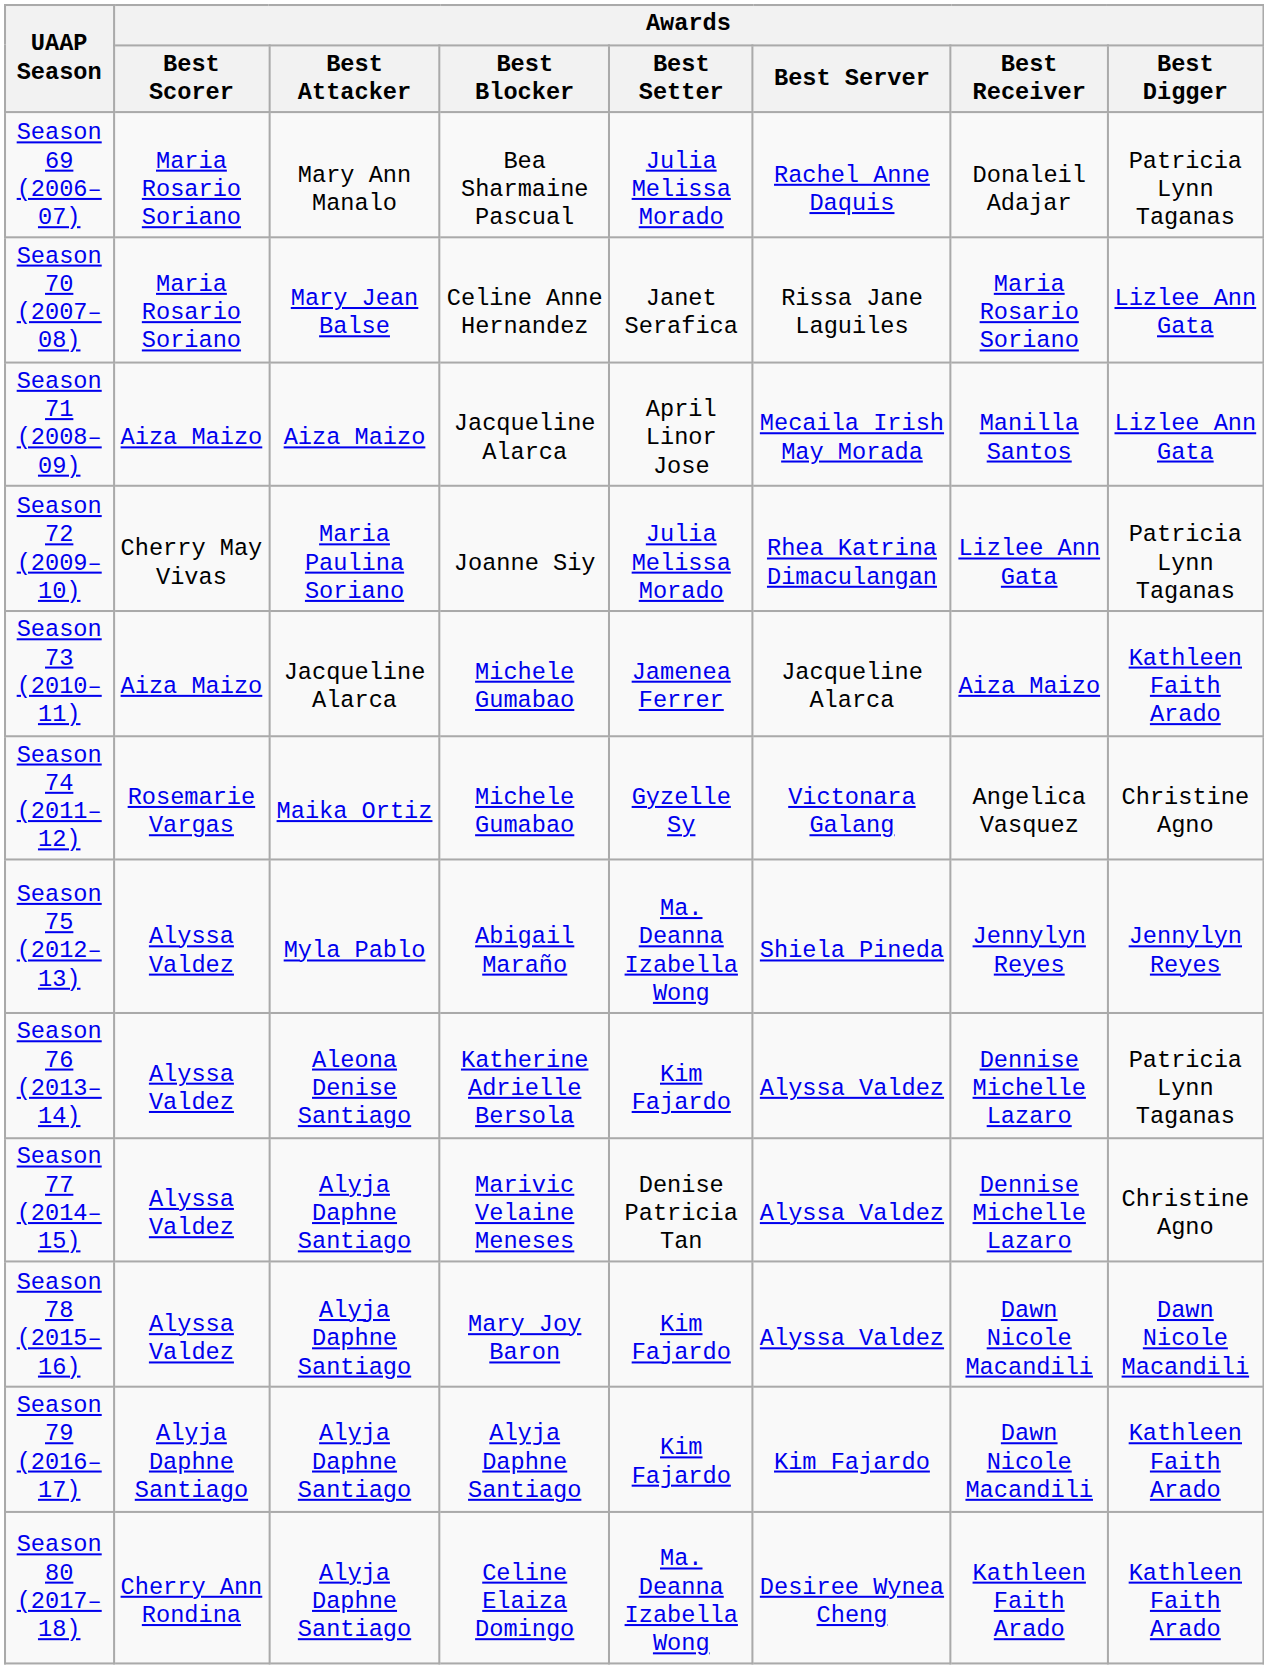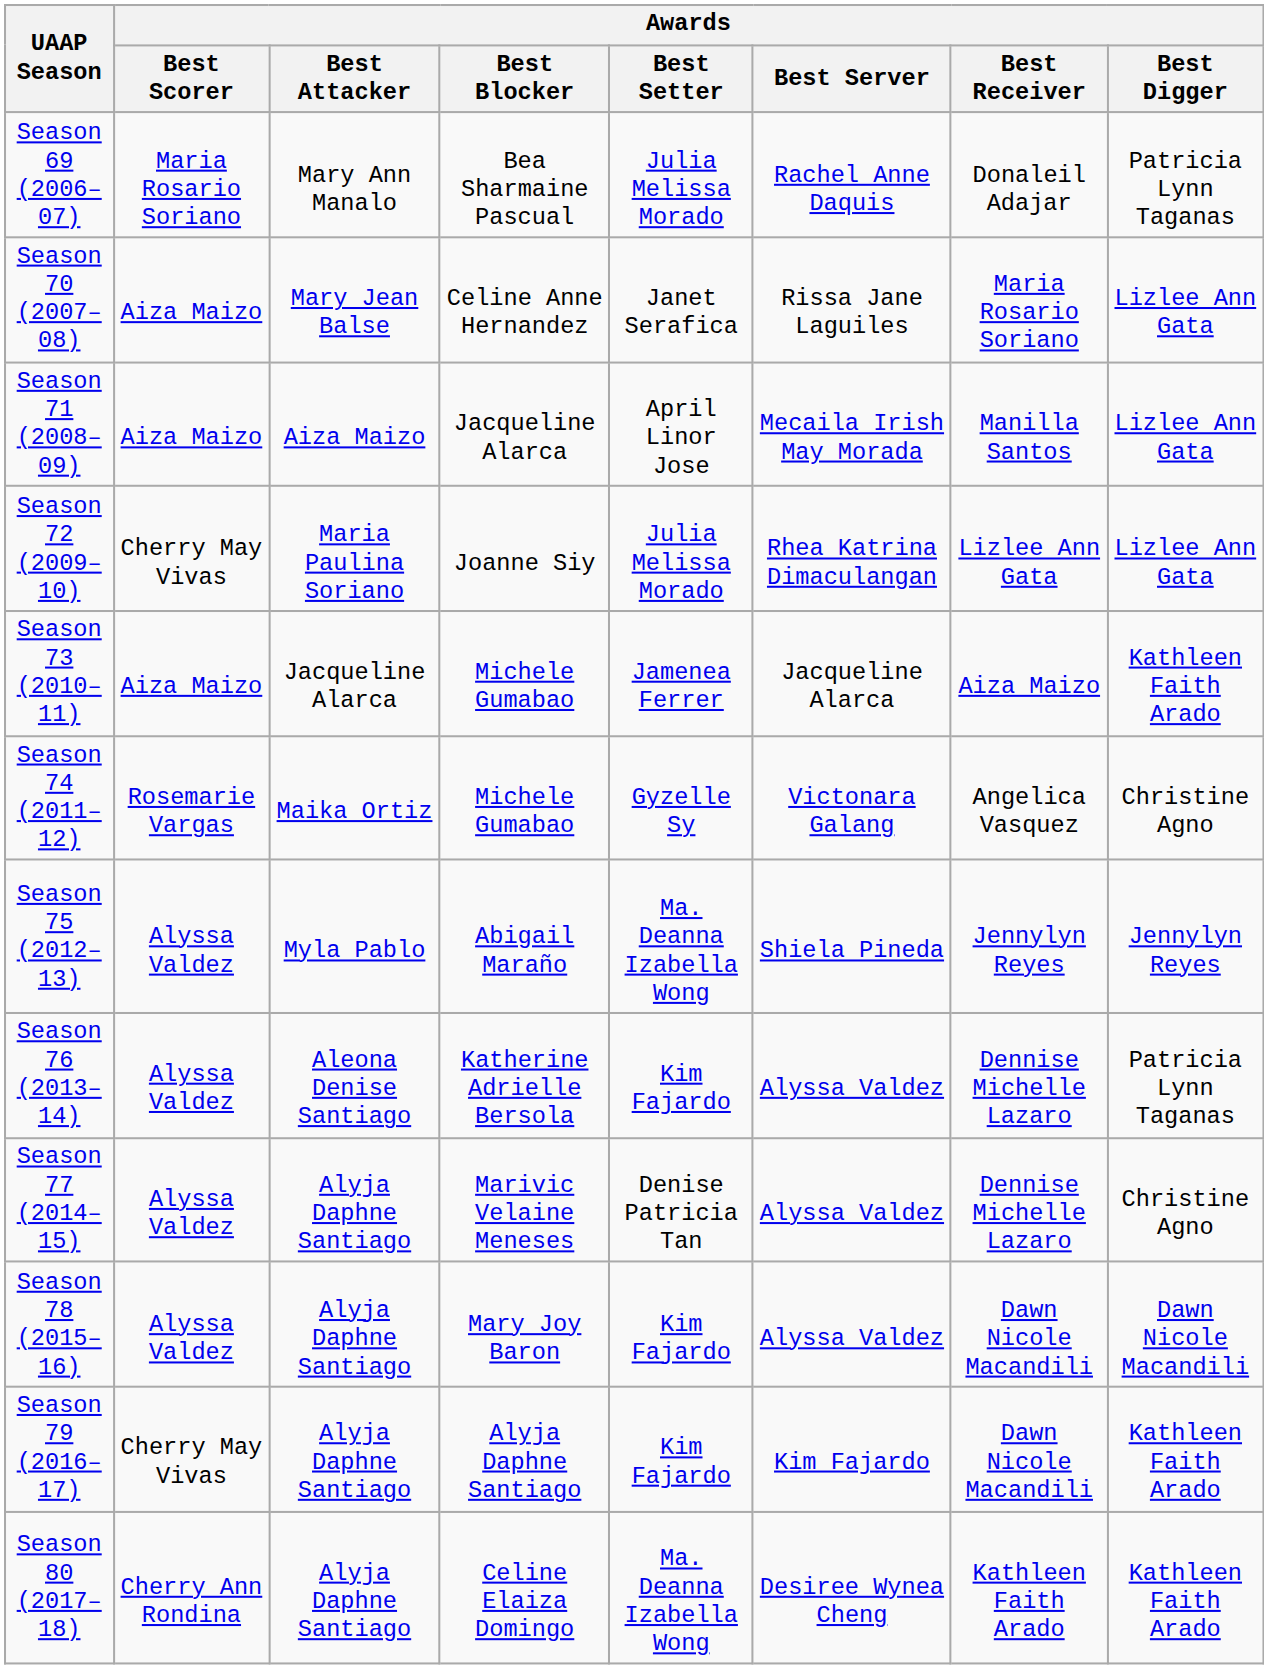(191, 313) Maria Rosario Soriano -> (191, 313) Aiza Maizo
(1185, 562) Patricia Lynn Taganas -> (1185, 562) Lizlee Ann Gata
(191, 1463) Alyja Daphne Santiago -> (191, 1463) Cherry May Vivas
